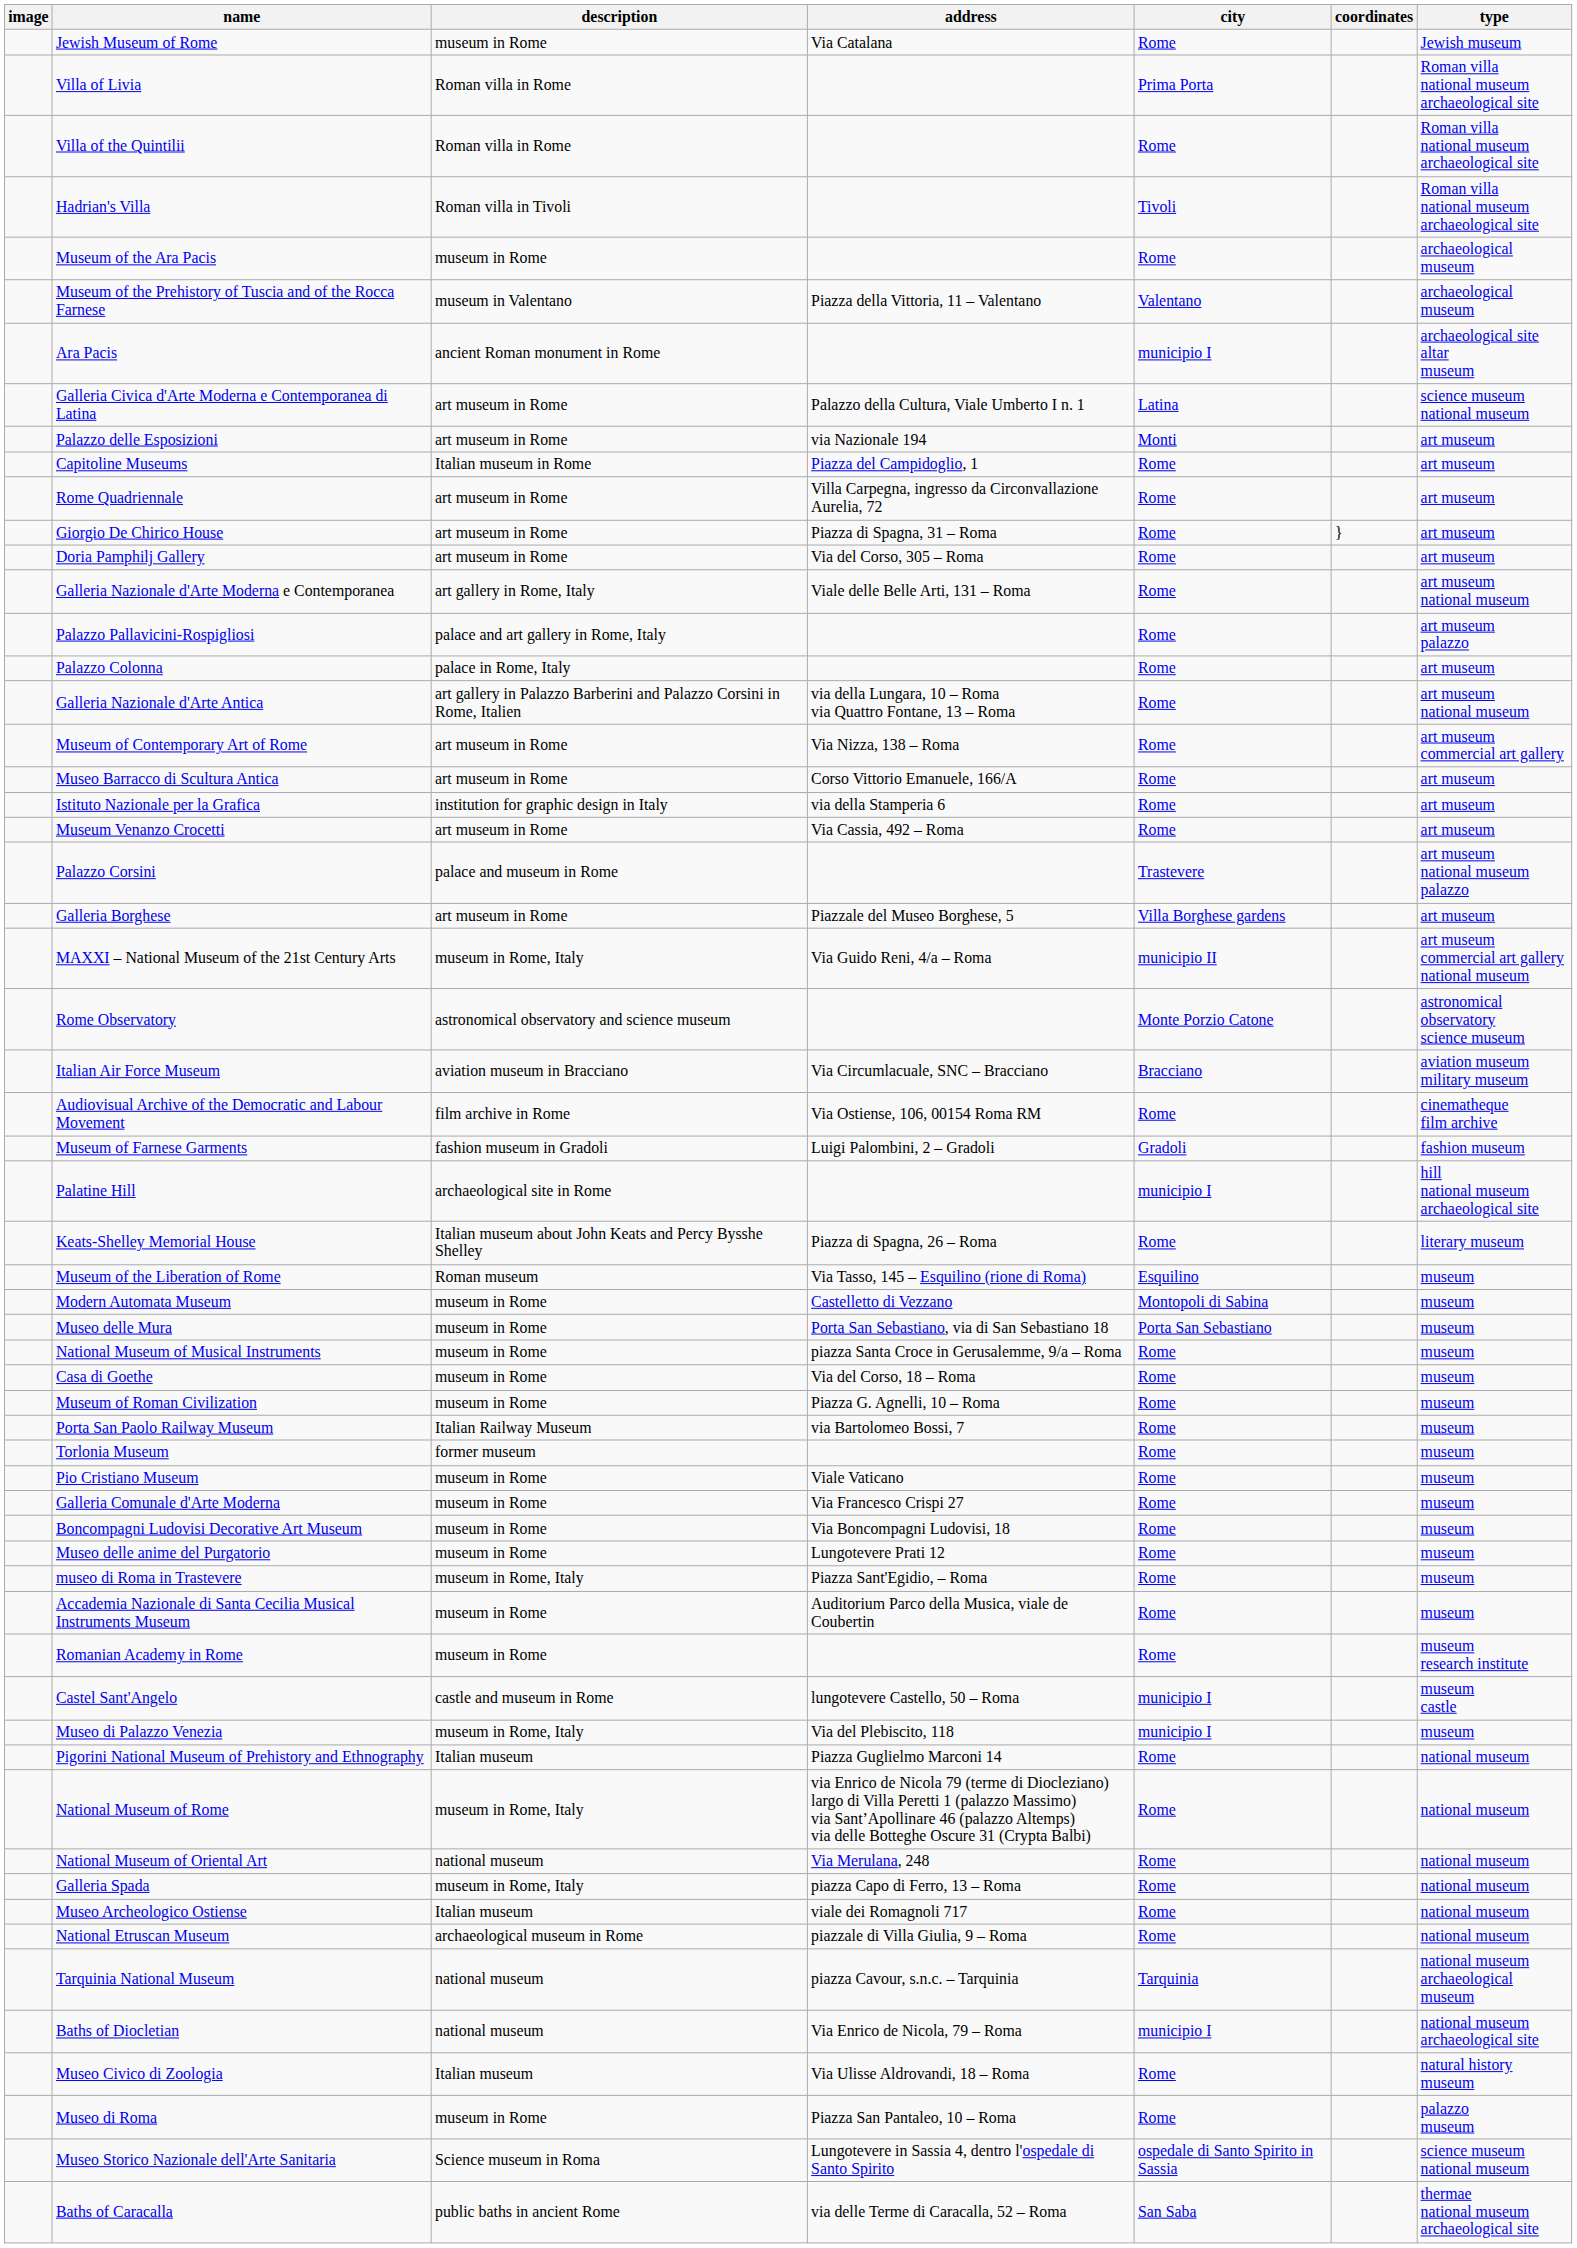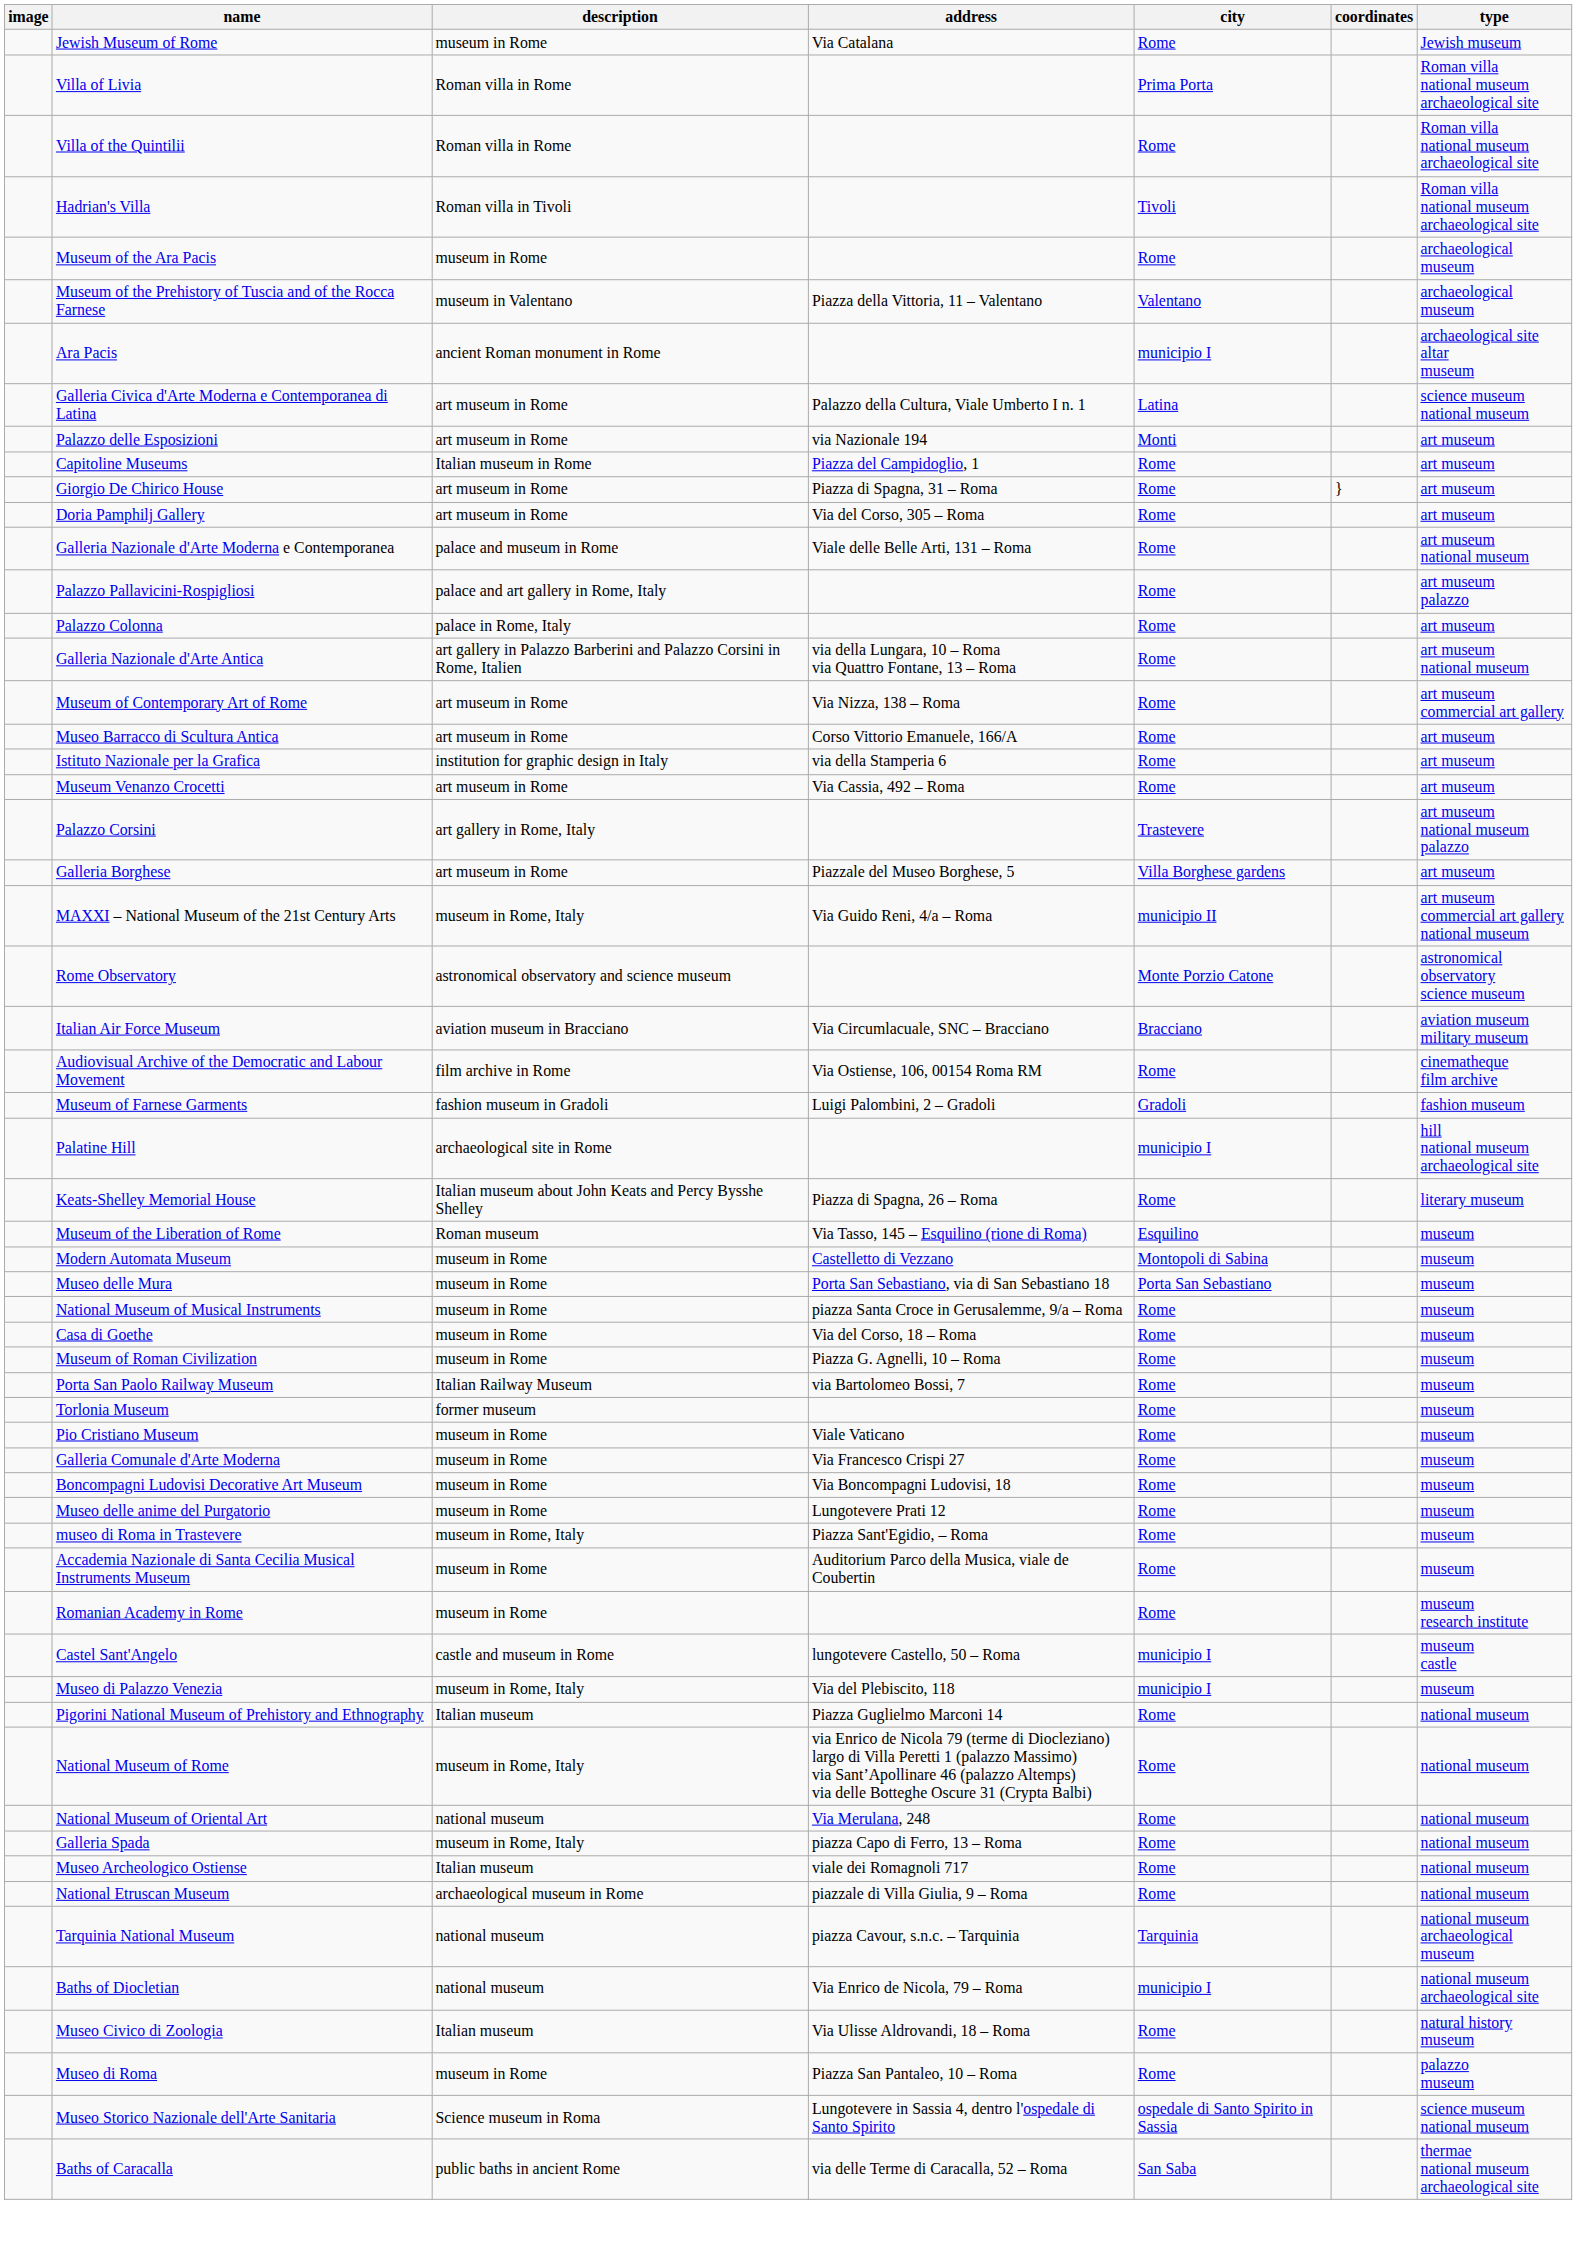- row: (119, 498)
(515, 591) art gallery in Rome, Italy -> (527, 548) palace and museum in Rome
(526, 872) palace and museum in Rome -> (515, 829) art gallery in Rome, Italy
